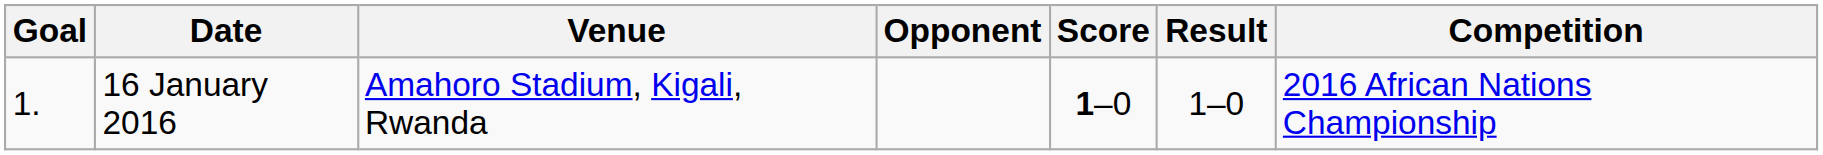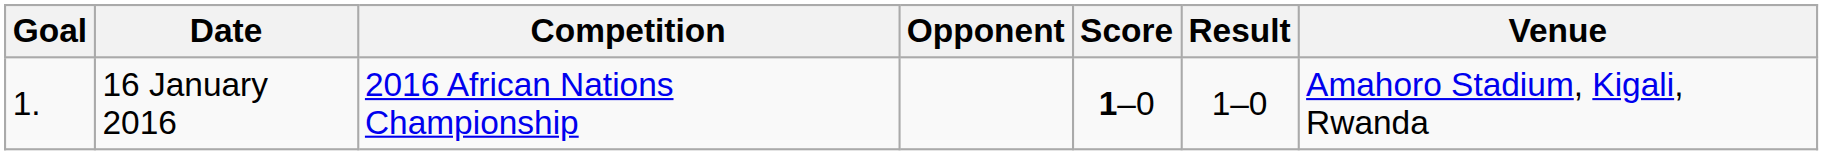columns swapped: (617, 31) <-> (1546, 31)
